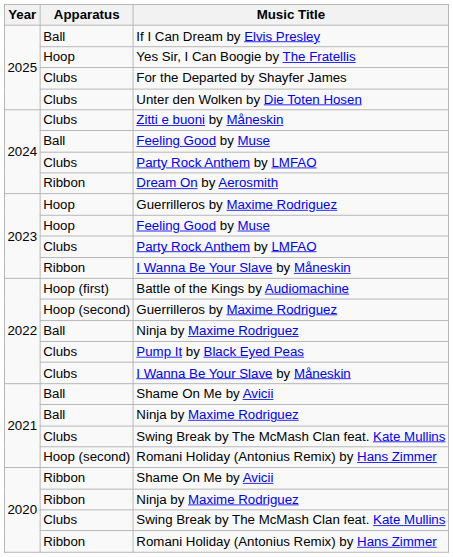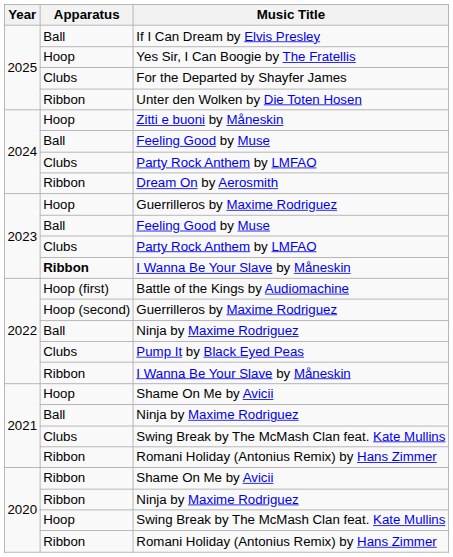(60, 99) Clubs -> (64, 99) Ribbon
(60, 120) Clubs -> (59, 120) Hoop
(59, 225) Hoop -> (54, 225) Ball
(64, 267) normal -> (66, 267) bold
(60, 373) Clubs -> (64, 373) Ribbon
(54, 394) Ball -> (59, 394) Hoop
(87, 457) Hoop (second) -> (64, 457) Ribbon
(60, 520) Clubs -> (59, 520) Hoop
